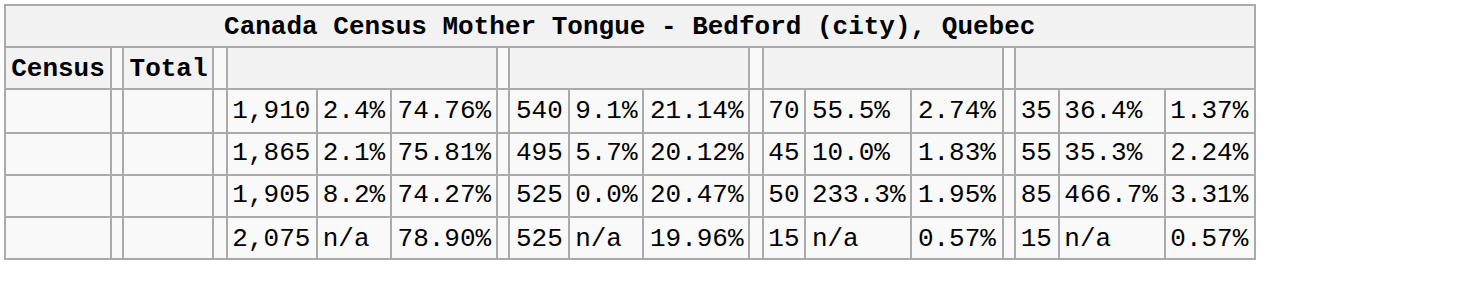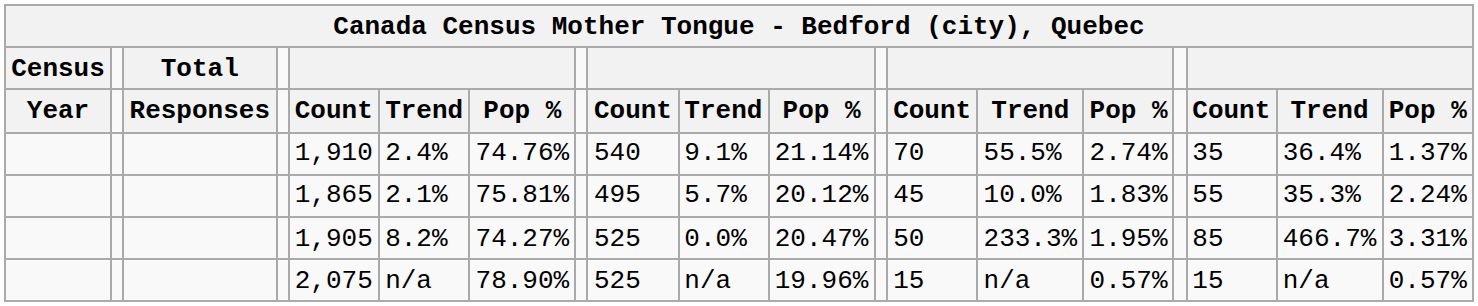+ row: (58, 111)
